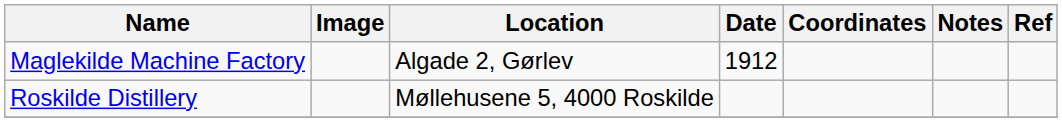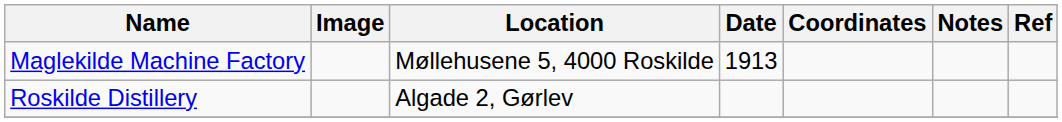(484, 60) Algade 2, Gørlev -> (555, 60) Møllehusene 5, 4000 Roskilde
(751, 60) 1912 -> (751, 60) 1913
(555, 98) Møllehusene 5, 4000 Roskilde -> (484, 98) Algade 2, Gørlev
